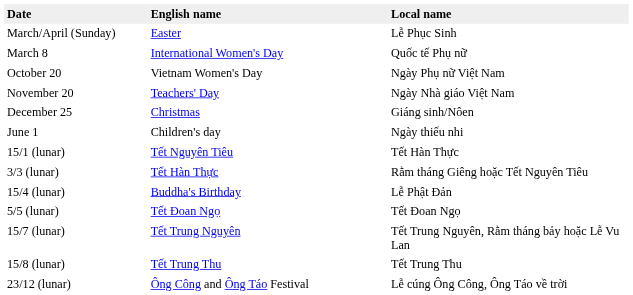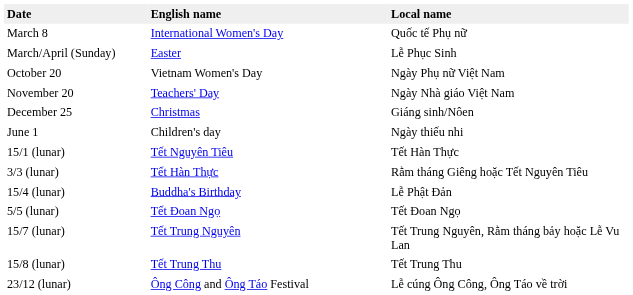rows swapped: (27, 53) <-> (61, 33)
